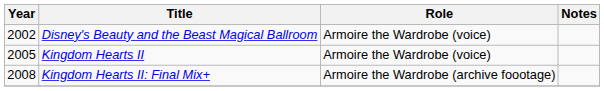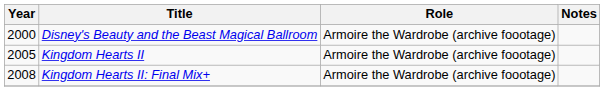(22, 34) 2002 -> (22, 34) 2000
(407, 34) Armoire the Wardrobe (voice) -> (439, 34) Armoire the Wardrobe (archive foootage)
(407, 55) Armoire the Wardrobe (voice) -> (439, 55) Armoire the Wardrobe (archive foootage)
